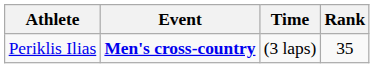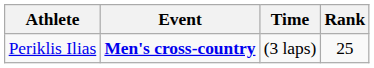(345, 47) 35 -> (345, 47) 25
